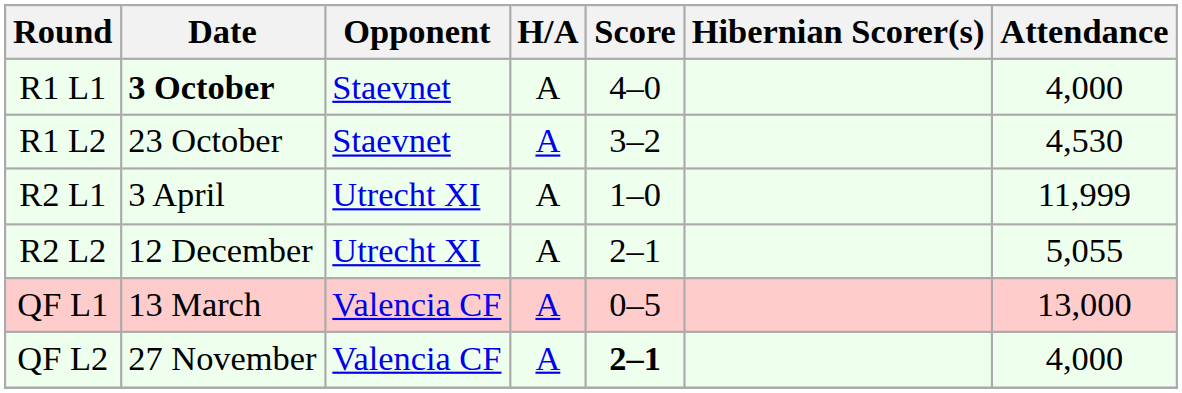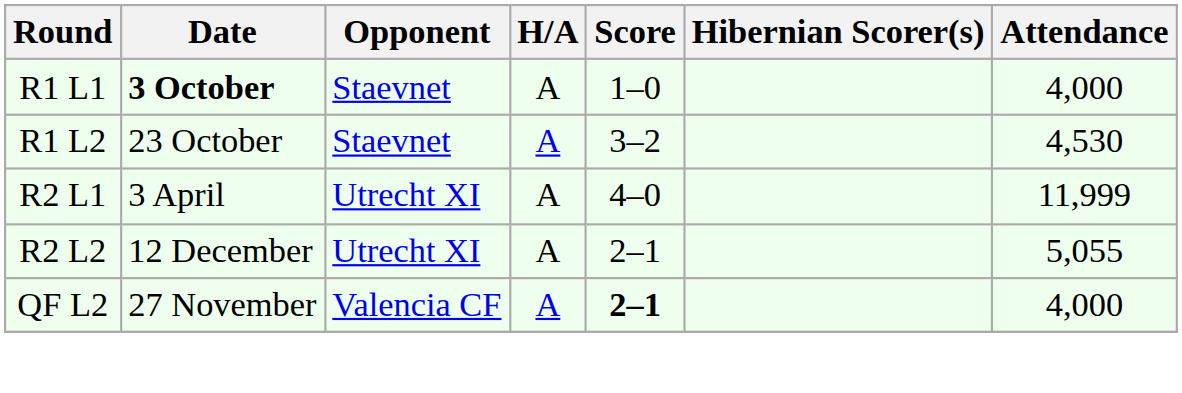(635, 86) 4–0 -> (635, 86) 1–0
(635, 195) 1–0 -> (635, 195) 4–0
- row: (63, 304)
